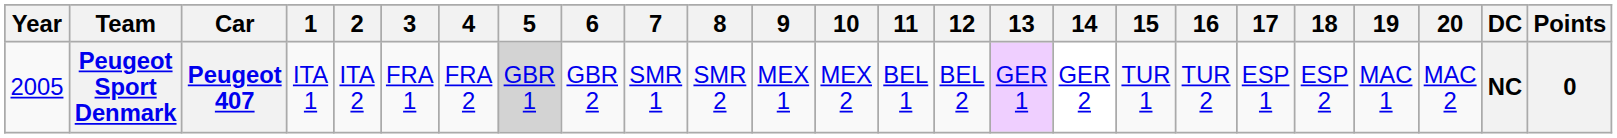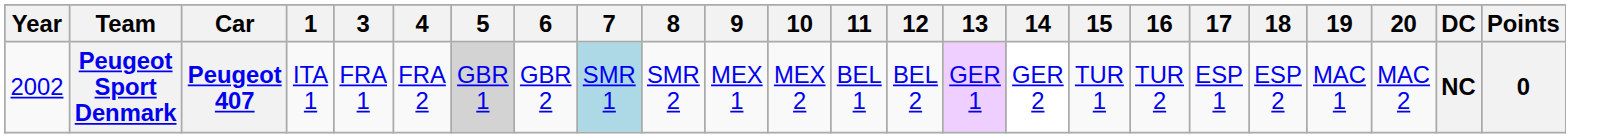- column: (357, 23)
(37, 87) 2005 -> (37, 87) 2002
(656, 87) no background -> (609, 87) lightblue background
